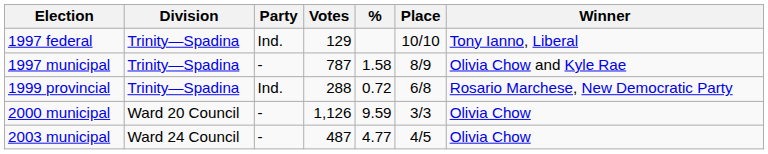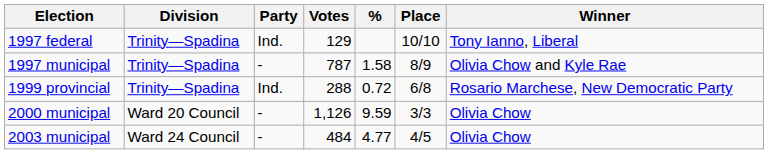(339, 137) 487 -> (339, 137) 484
